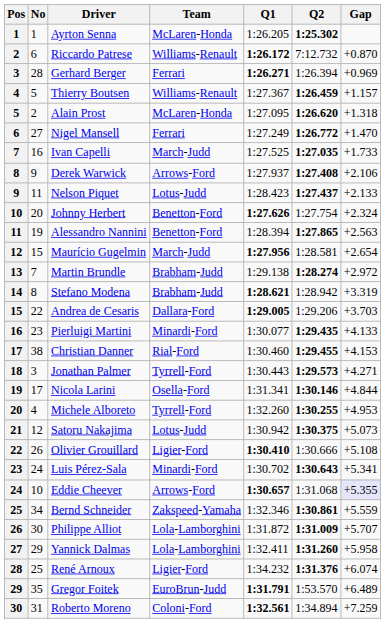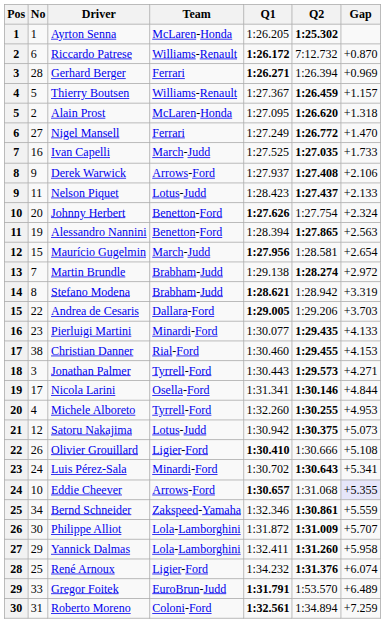(37, 588) 35 -> (37, 588) 33
